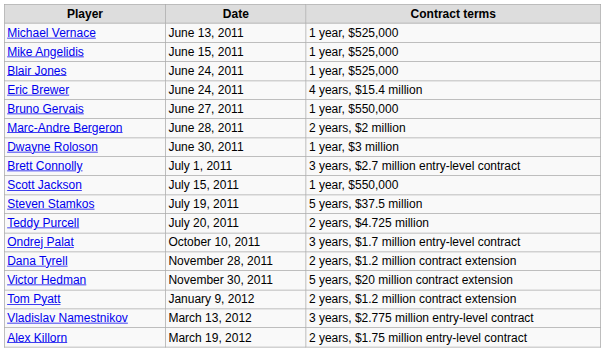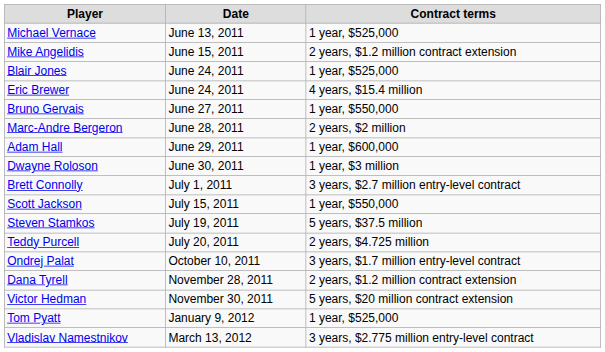(354, 52) 1 year, $525,000 -> (413, 52) 2 years, $1.2 million contract extension
+ row: (35, 147)
(413, 299) 2 years, $1.2 million contract extension -> (354, 318) 1 year, $525,000
- row: (37, 337)
